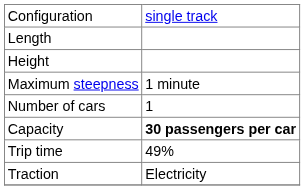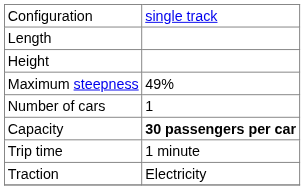(173, 83) 1 minute -> (160, 83) 49%
(160, 151) 49% -> (173, 151) 1 minute
